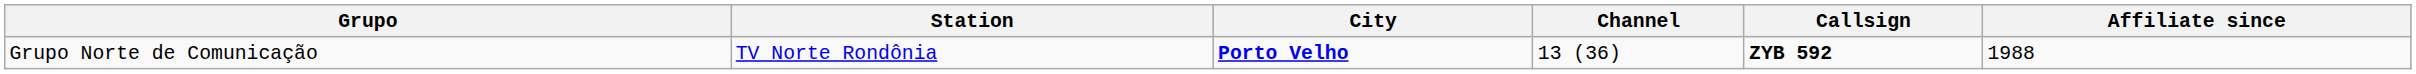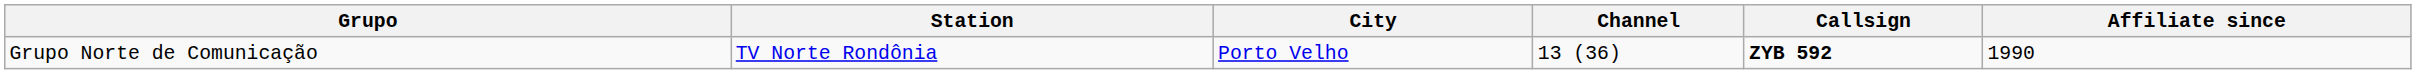(1283, 53) bold -> (1283, 53) normal
(2011, 53) 1988 -> (2011, 53) 1990
